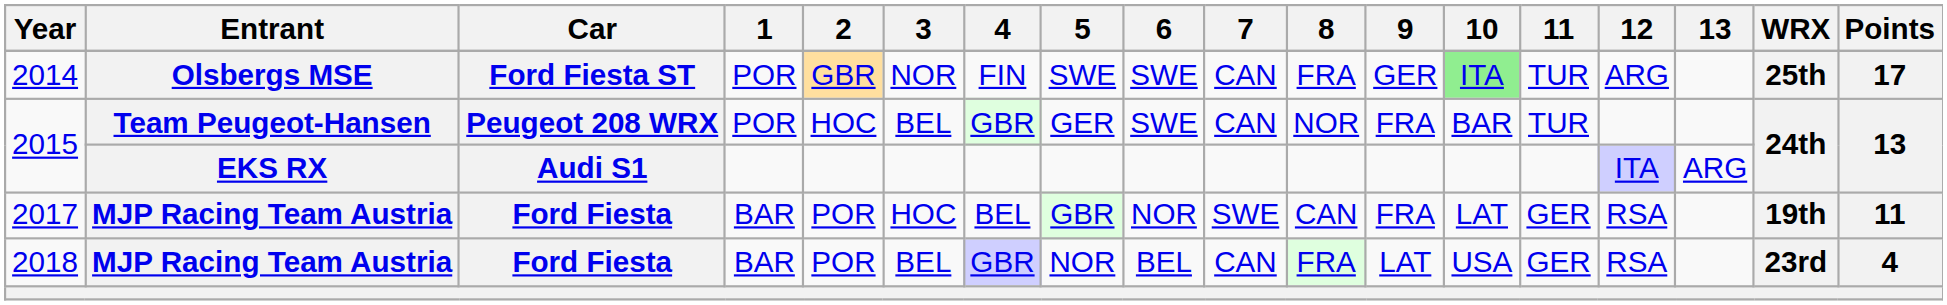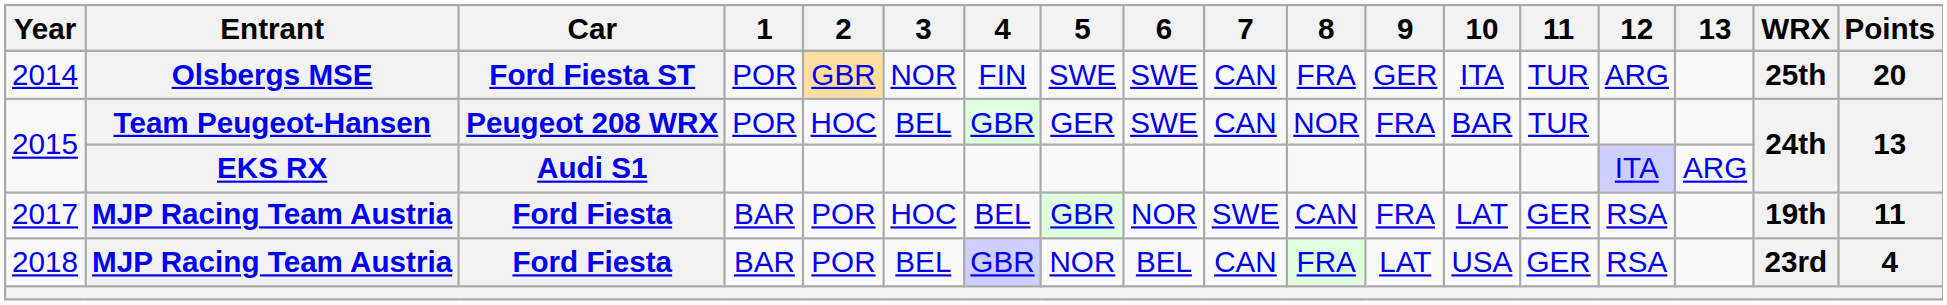(1482, 75) lightgreen background -> (1482, 75) no background
(1890, 75) 17 -> (1890, 75) 20
